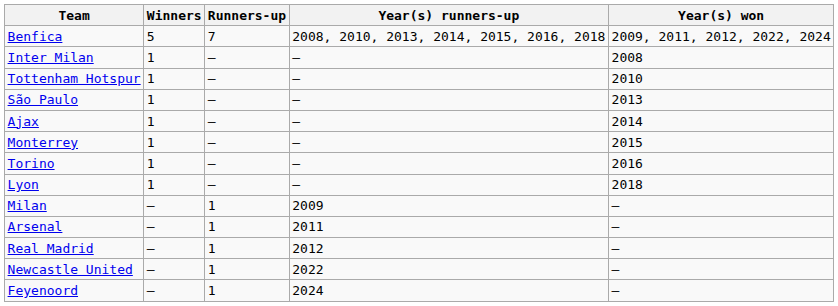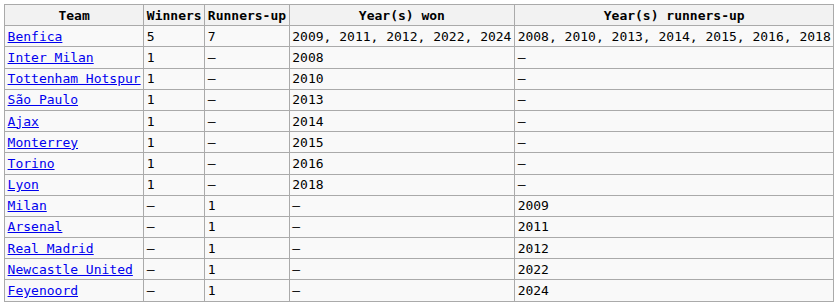columns swapped: (721, 15) <-> (449, 15)
